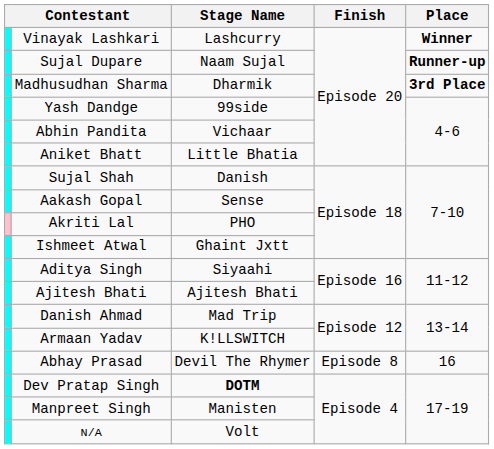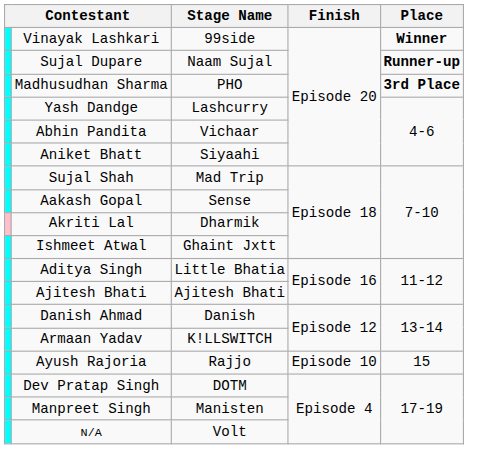(243, 39) Lashcurry -> (230, 39) 99side
(243, 85) Dharmik -> (230, 85) PHO
(243, 108) 99side -> (230, 108) Lashcurry
(243, 155) Little Bhatia -> (230, 155) Siyaahi
(243, 178) Danish -> (230, 178) Mad Trip
(243, 224) PHO -> (230, 224) Dharmik
(243, 270) Siyaahi -> (230, 270) Little Bhatia
(243, 316) Mad Trip -> (230, 316) Danish
+ row: (91, 363)
- row: (91, 363)
(243, 386) bold -> (230, 386) normal
